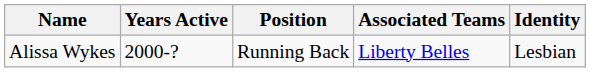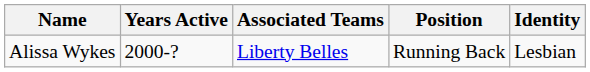columns swapped: (293, 19) <-> (432, 19)
